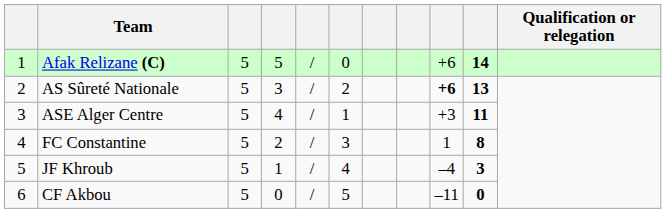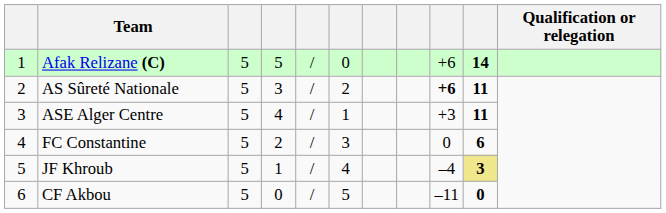(480, 89) 13 -> (480, 89) 11
(447, 141) 1 -> (447, 141) 0
(480, 141) 8 -> (480, 141) 6
(480, 168) no background -> (480, 168) khaki background
